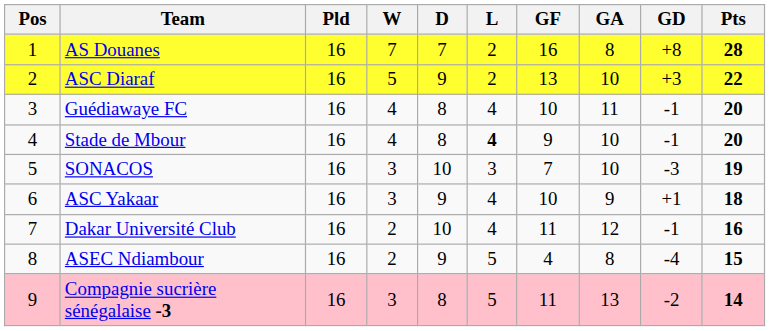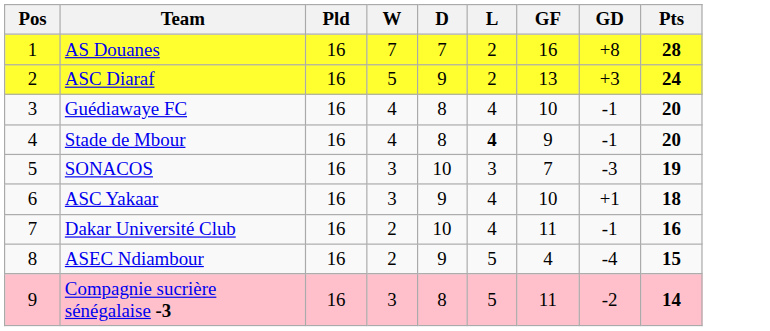- column: (610, 19)
(733, 79) 22 -> (672, 79) 24
